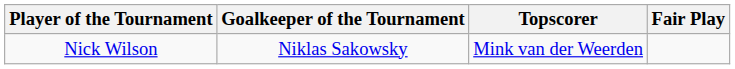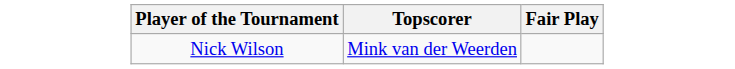- column: (343, 19)
